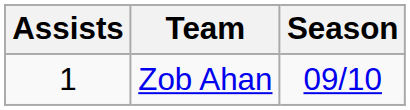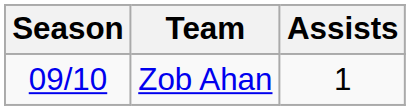columns swapped: (343, 29) <-> (68, 29)
